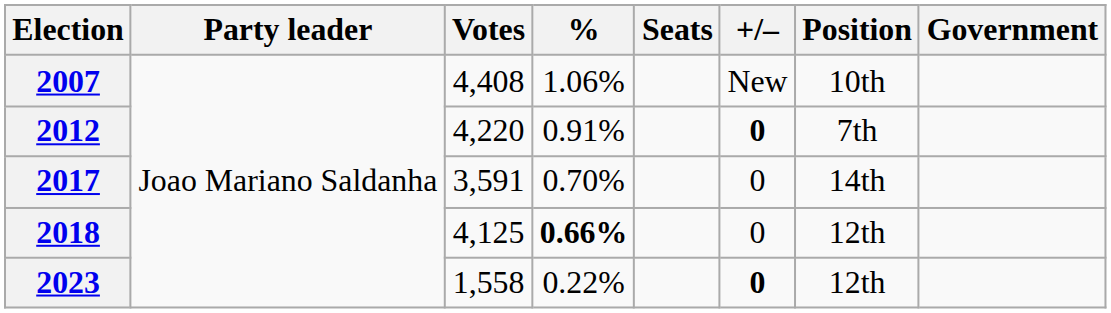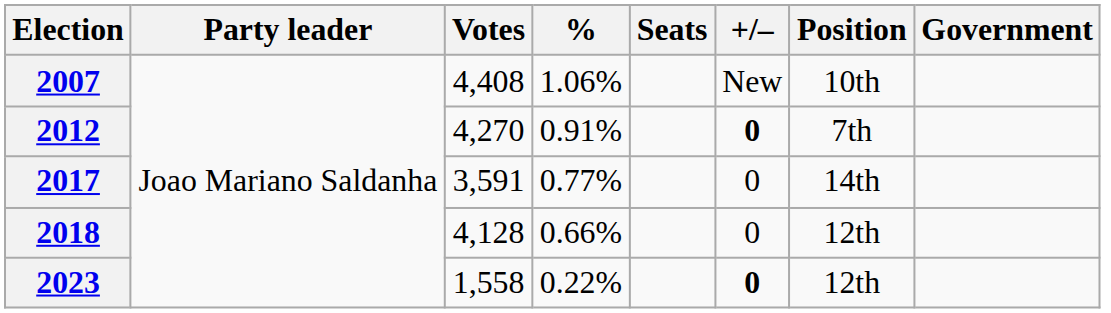(489, 130) 4,220 -> (489, 130) 4,270
(584, 181) 0.70% -> (581, 181) 0.77%
(489, 231) 4,125 -> (489, 231) 4,128
(584, 231) bold -> (581, 231) normal
